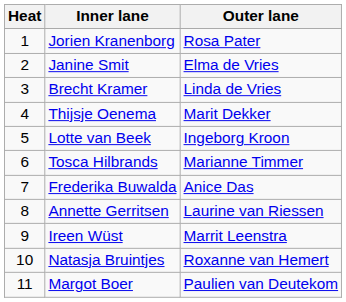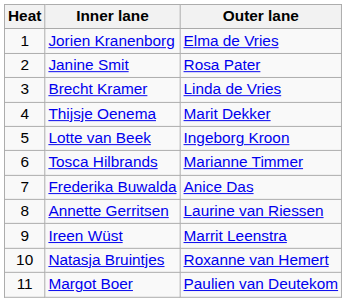(222, 41) Rosa Pater -> (231, 41) Elma de Vries
(231, 65) Elma de Vries -> (222, 65) Rosa Pater
